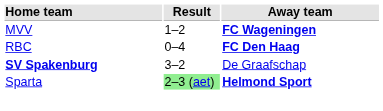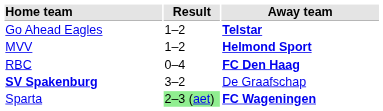+ row: (54, 30)
(269, 30) FC Wageningen -> (267, 47) Helmond Sport
(267, 81) Helmond Sport -> (269, 99) FC Wageningen
